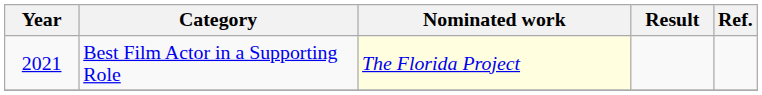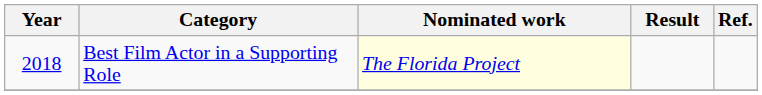(42, 62) 2021 -> (42, 62) 2018
